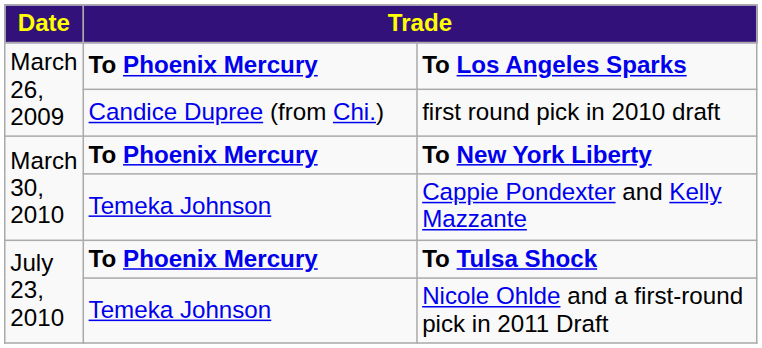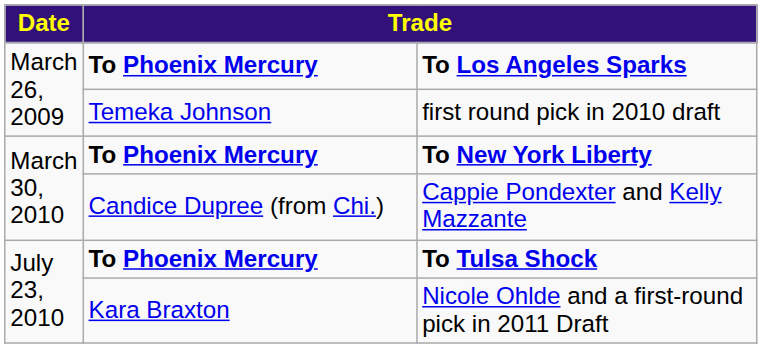(236, 112) Candice Dupree (from Chi.) -> (180, 112) Temeka Johnson
(180, 206) Temeka Johnson -> (236, 206) Candice Dupree (from Chi.)
(180, 310) Temeka Johnson -> (159, 310) Kara Braxton
